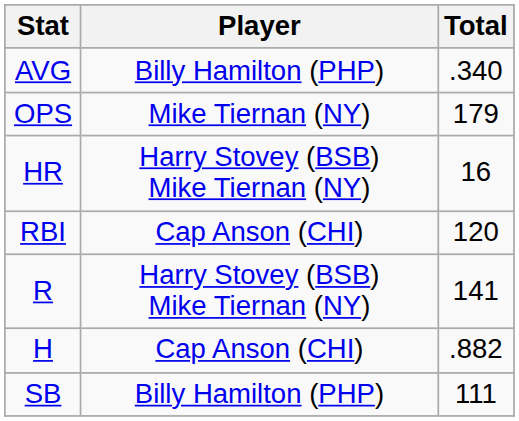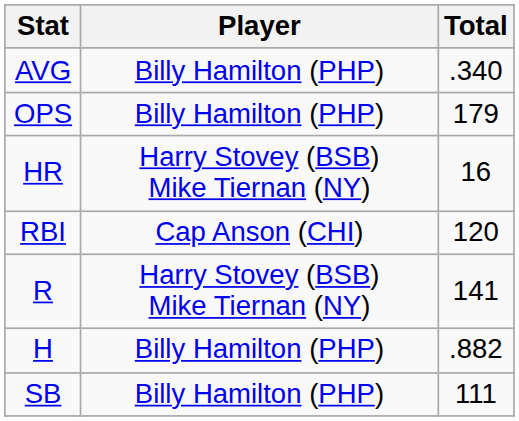(259, 113) Mike Tiernan (NY) -> (259, 113) Billy Hamilton (PHP)
(259, 350) Cap Anson (CHI) -> (259, 350) Billy Hamilton (PHP)
